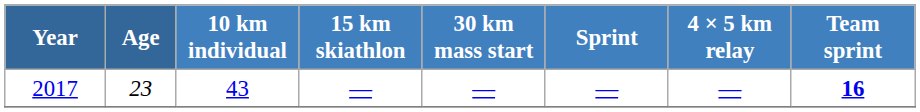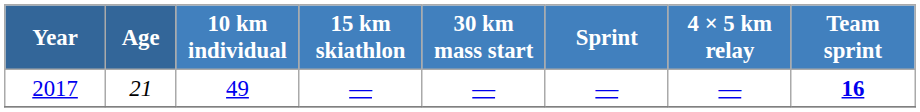(141, 88) 23 -> (141, 88) 21
(237, 88) 43 -> (237, 88) 49
